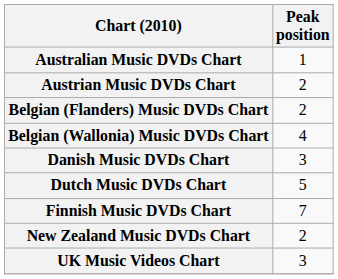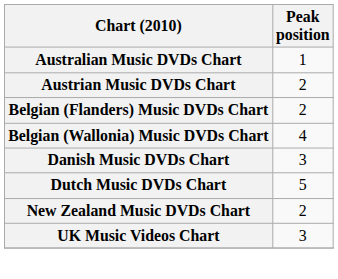- row: (138, 210)
